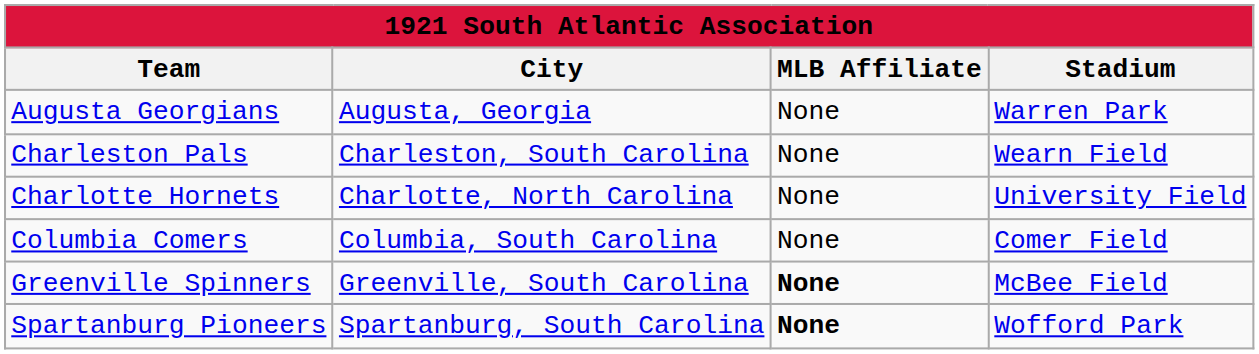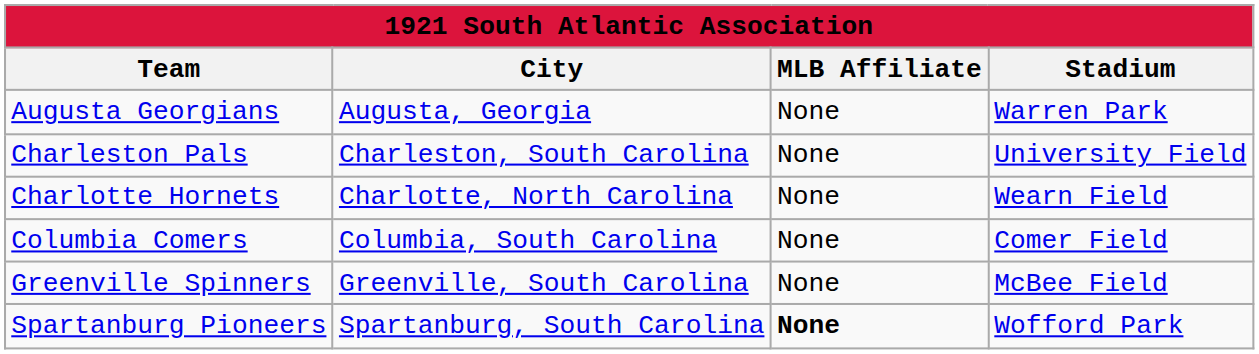(1081, 155) Wearn Field -> (1120, 155) University Field
(1120, 198) University Field -> (1081, 198) Wearn Field
(808, 283) bold -> (808, 283) normal
